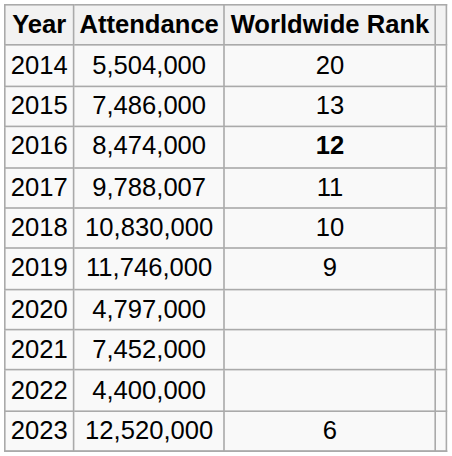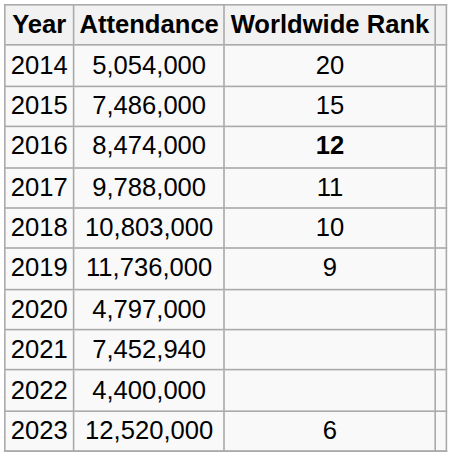(149, 65) 5,504,000 -> (149, 65) 5,054,000
(330, 106) 13 -> (330, 106) 15
(149, 187) 9,788,007 -> (149, 187) 9,788,000
(149, 227) 10,830,000 -> (149, 227) 10,803,000
(149, 268) 11,746,000 -> (149, 268) 11,736,000
(149, 349) 7,452,000 -> (149, 349) 7,452,940
